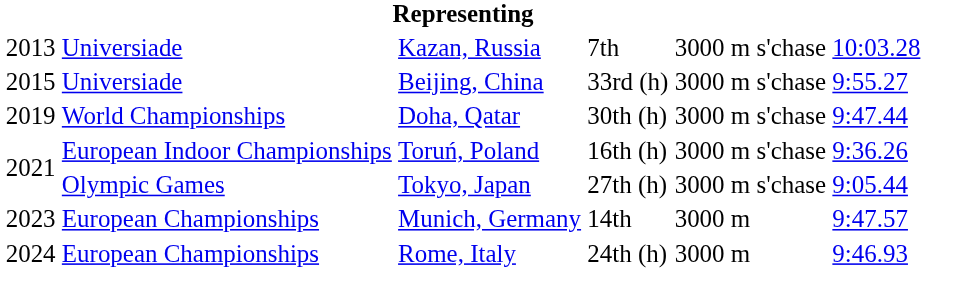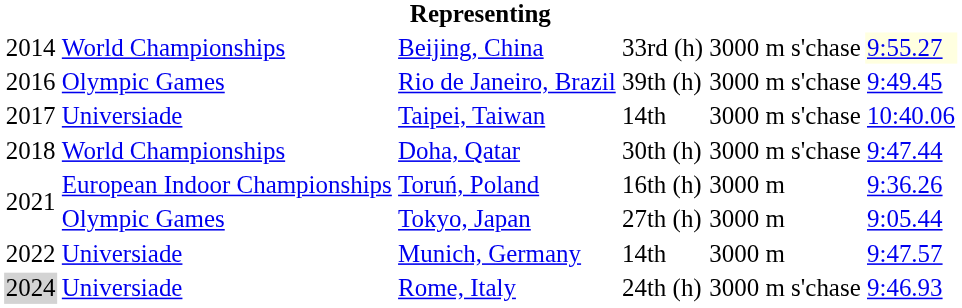- row: (469, 47)
(31, 82) 2015 -> (31, 47) 2014
(122, 82) Universiade -> (174, 47) World Championships
(870, 82) no background -> (905, 47) lightyellow background
+ row: (507, 82)
+ row: (472, 116)
(31, 116) 2019 -> (31, 150) 2018
(750, 150) 3000 m s'chase -> (747, 185) 3000 m
(750, 185) 3000 m s'chase -> (747, 219) 3000 m
(31, 219) 2023 -> (31, 253) 2022
(190, 219) European Championships -> (122, 253) Universiade
(31, 253) no background -> (31, 287) lightgrey background
(190, 253) European Championships -> (122, 287) Universiade
(712, 253) 3000 m -> (785, 287) 3000 m s'chase
